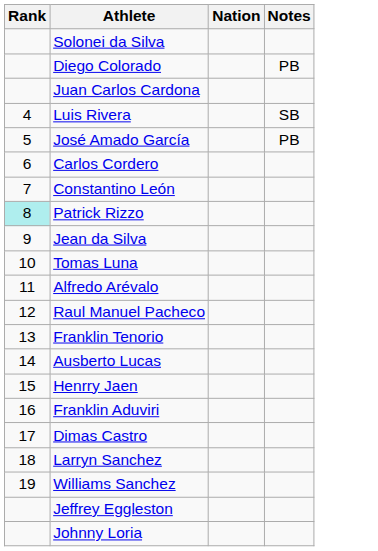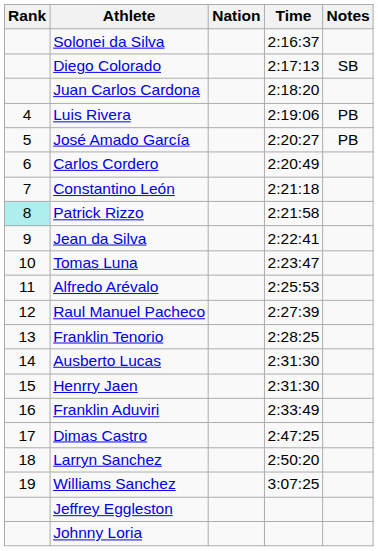+ column: (293, 16)
(289, 66) PB -> (348, 66) SB
(289, 115) SB -> (348, 115) PB
